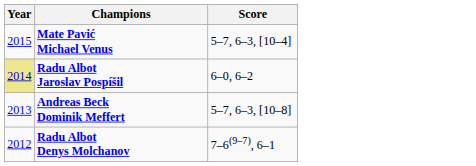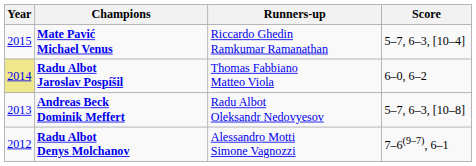+ column: (295, 14)
